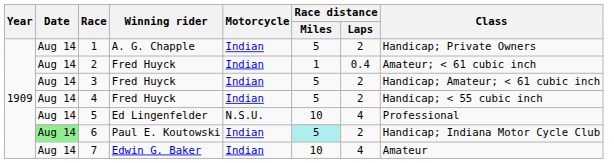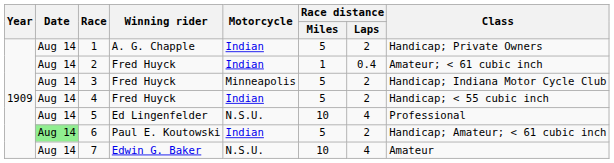(245, 82) Indian -> (261, 82) Minneapolis
(491, 82) Handicap; Amateur; < 61 cubic inch -> (498, 82) Handicap; Indiana Motor Cycle Club
(316, 133) paleturquoise background -> (323, 133) no background
(491, 133) Handicap; Indiana Motor Cycle Club -> (498, 133) Handicap; Amateur; < 61 cubic inch
(245, 151) Indian -> (245, 151) N.S.U.
